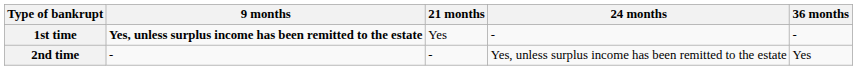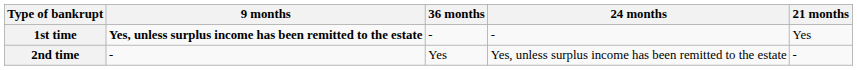columns swapped: (457, 14) <-> (821, 14)
